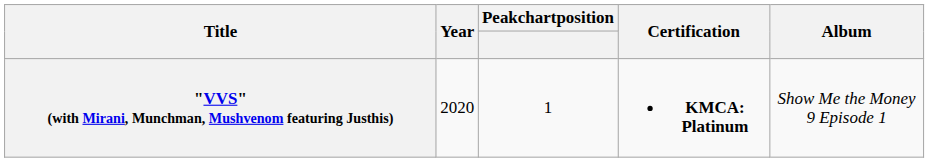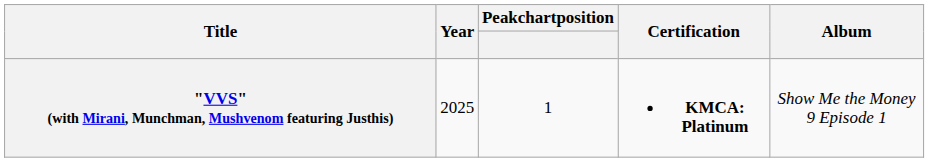(457, 107) 2020 -> (457, 107) 2025
